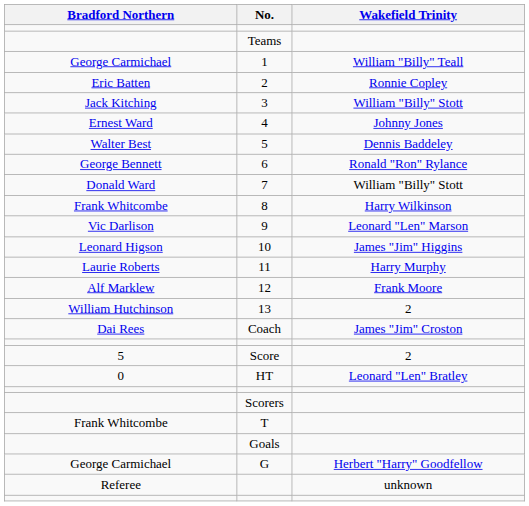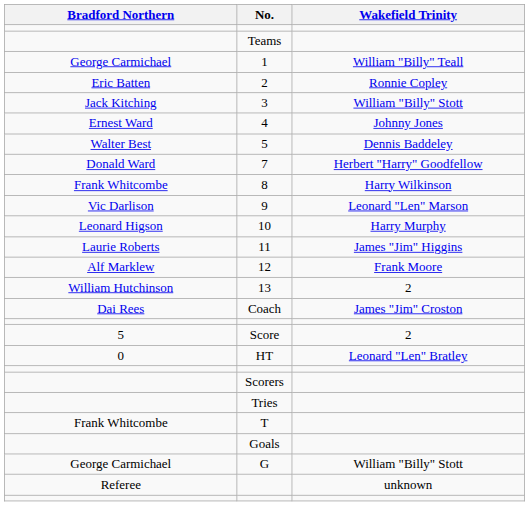- row: (121, 164)
(408, 185) William "Billy" Stott -> (408, 164) Herbert "Harry" Goodfellow
(408, 246) James "Jim" Higgins -> (408, 226) Harry Murphy
(408, 267) Harry Murphy -> (408, 246) James "Jim" Higgins
+ row: (121, 403)
(408, 464) Herbert "Harry" Goodfellow -> (408, 464) William "Billy" Stott
